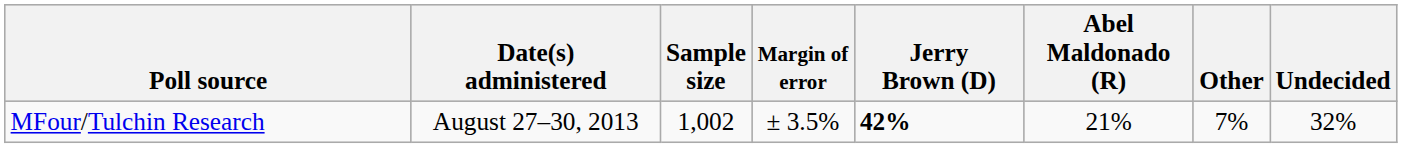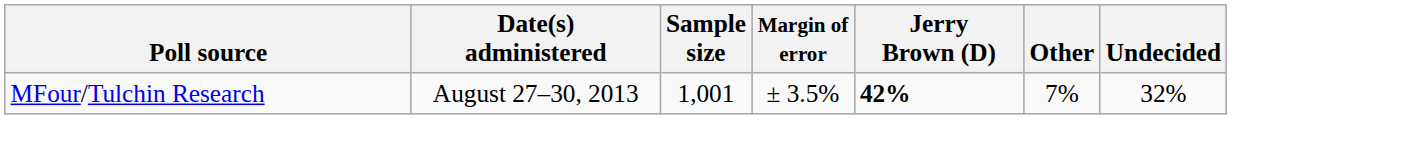- column: (1109, 52)
(706, 121) 1,002 -> (706, 93) 1,001
